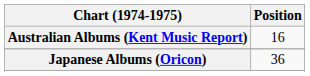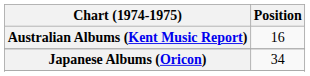(278, 59) 36 -> (278, 59) 34
